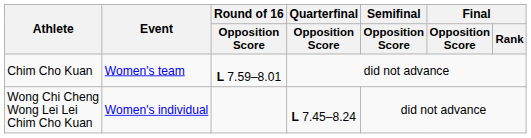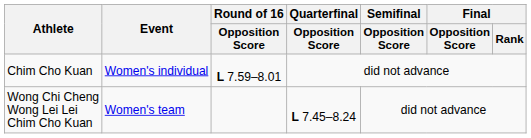(145, 71) Women's team -> (157, 71) Women's individual
(157, 110) Women's individual -> (145, 110) Women's team
